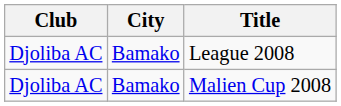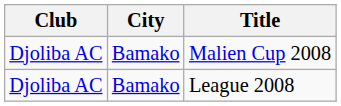rows swapped: (260, 85) <-> (242, 52)
